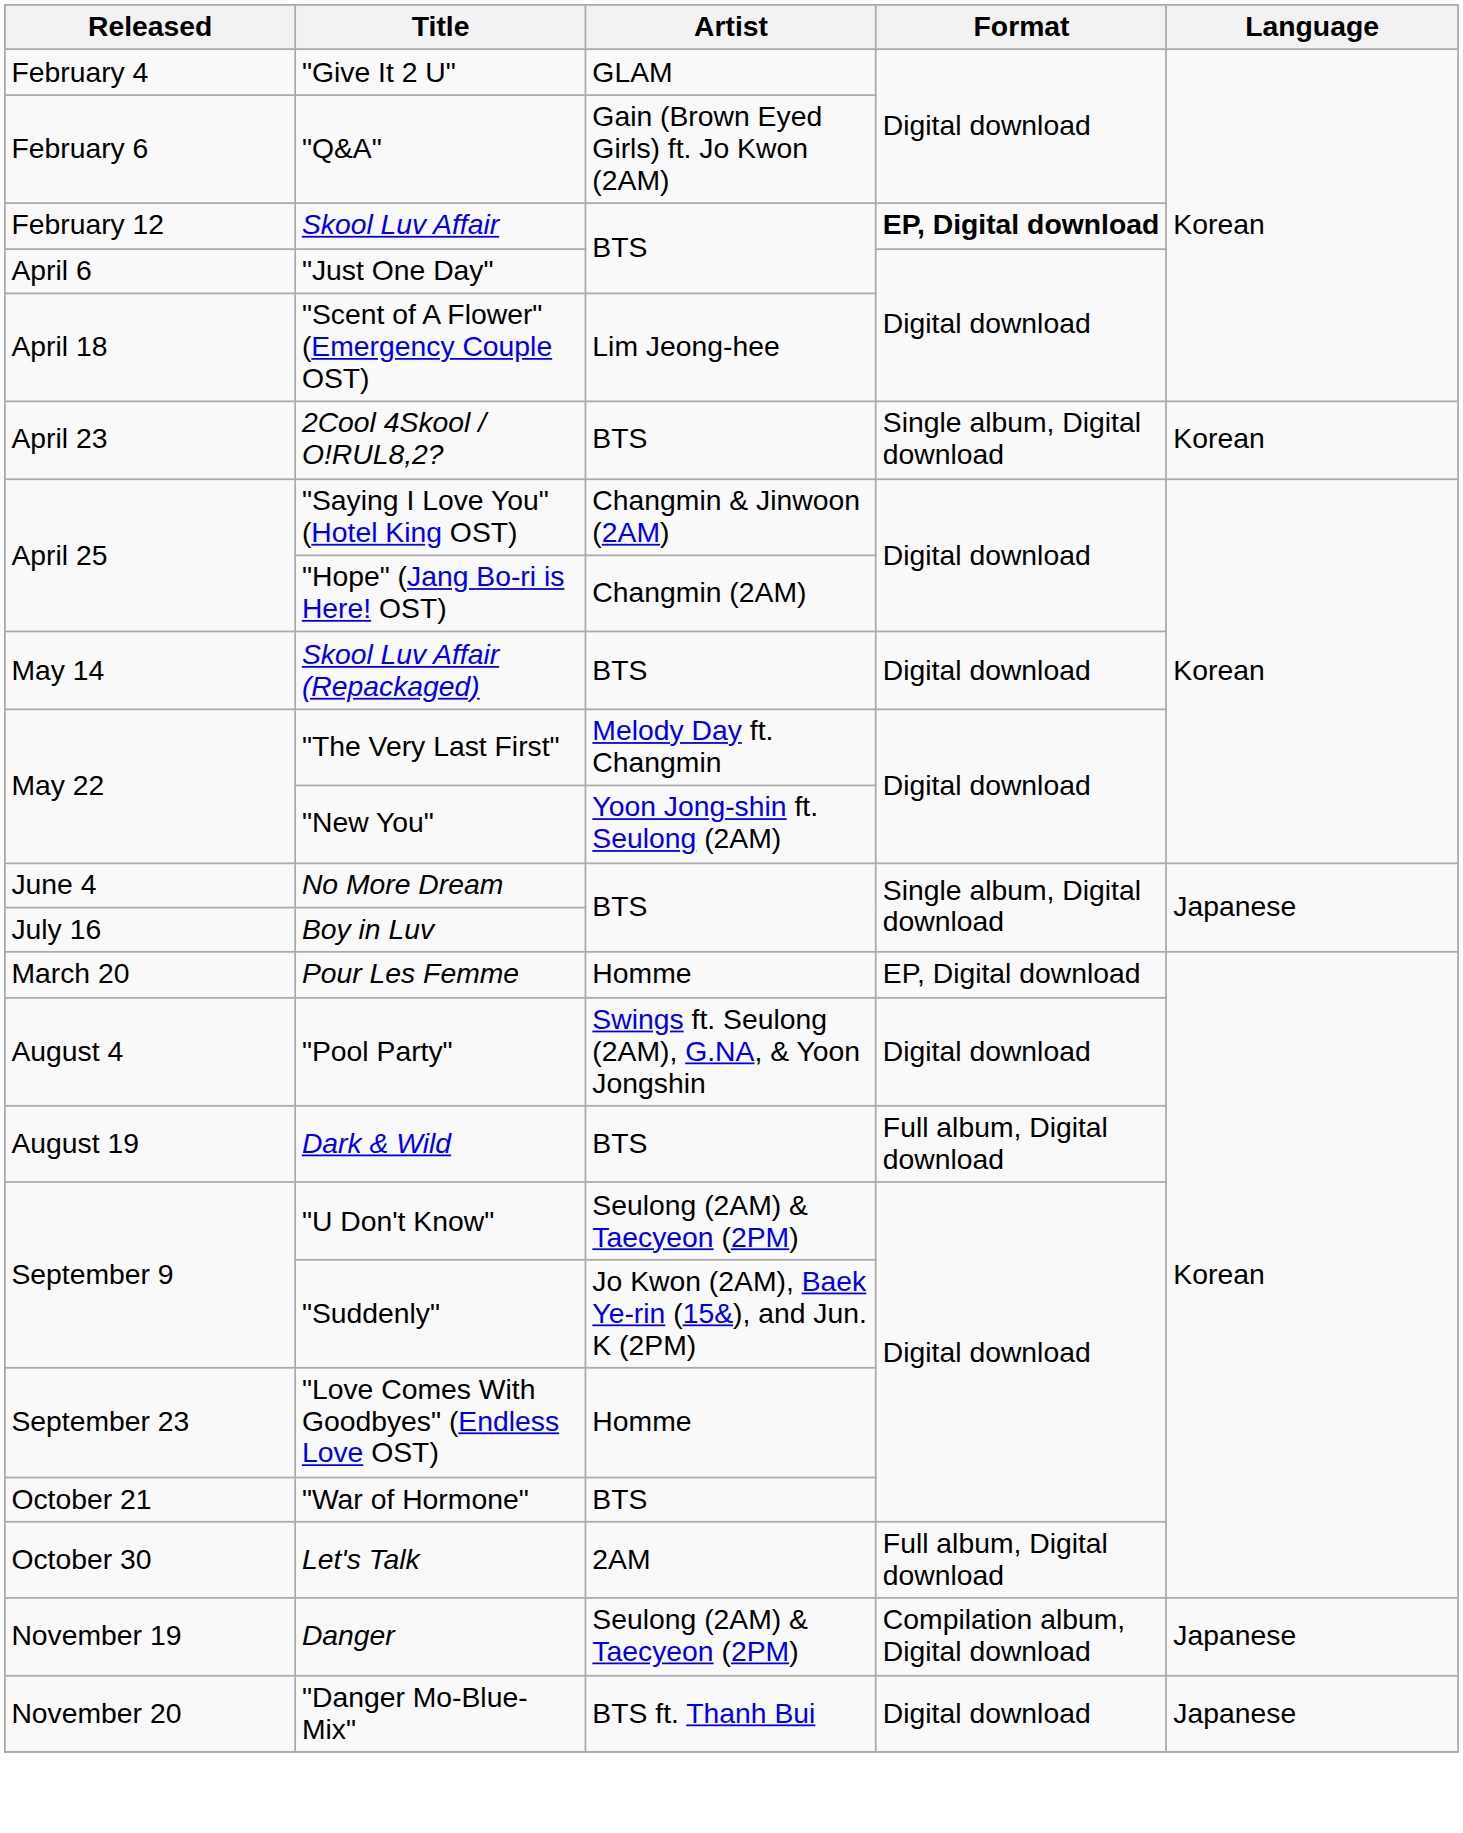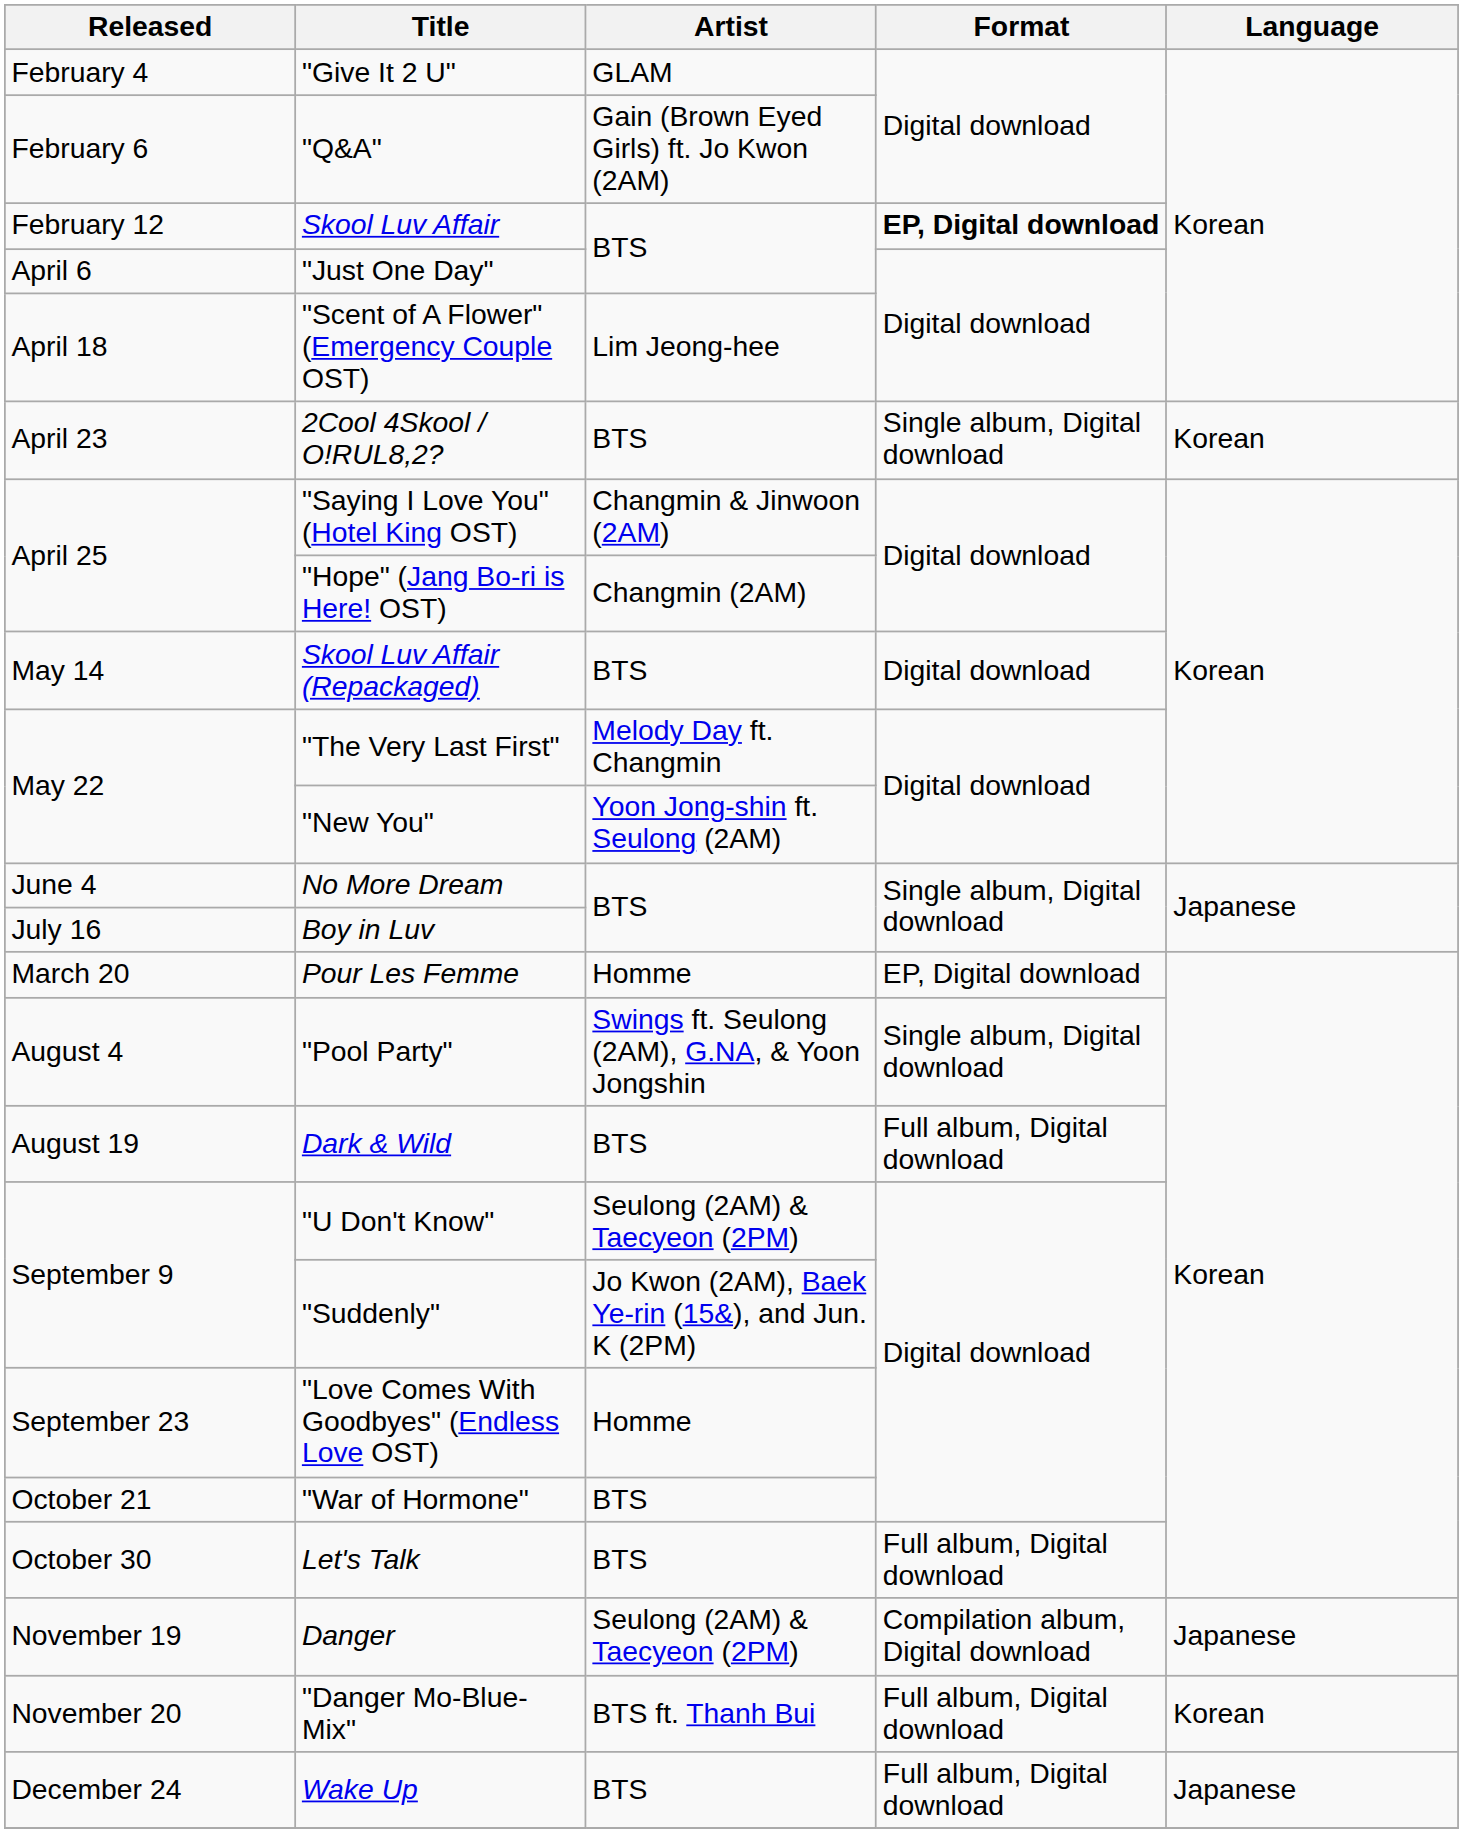(987, 1051) Digital download -> (1012, 1051) Single album, Digital download
(621, 1559) 2AM -> (620, 1559) BTS
(987, 1713) Digital download -> (995, 1713) Full album, Digital download
(1235, 1713) Japanese -> (1219, 1713) Korean
+ row: (360, 1789)
